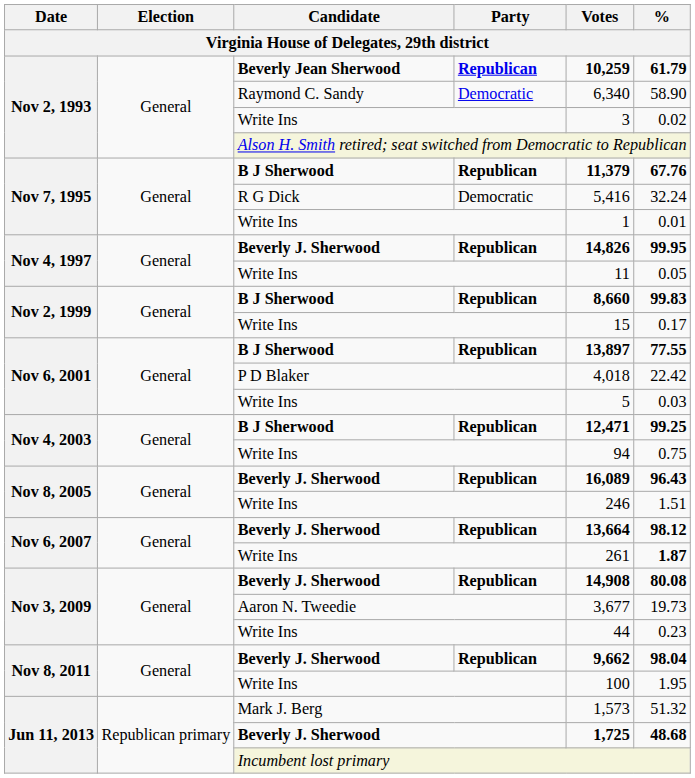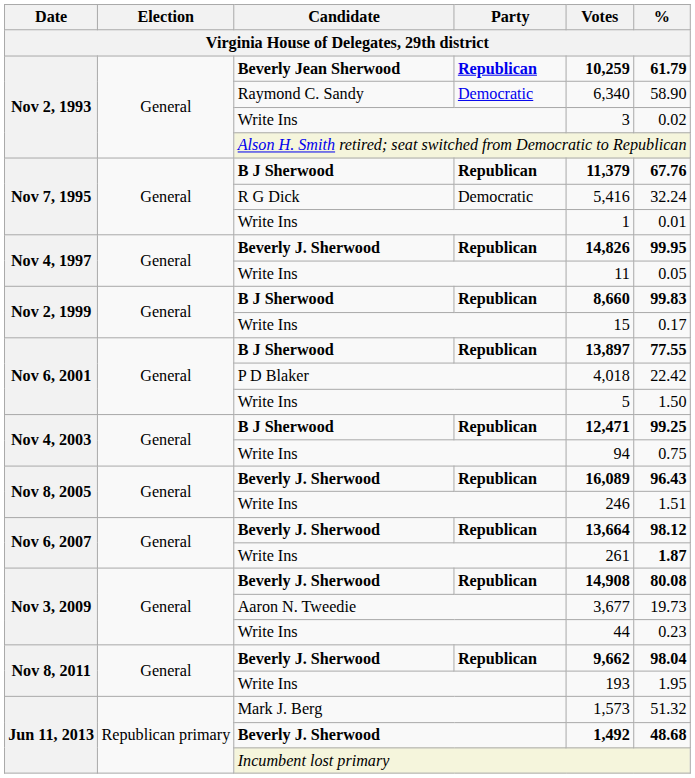(672, 401) 0.03 -> (672, 401) 1.50
(618, 683) 100 -> (618, 683) 193
(612, 734) 1,725 -> (612, 734) 1,492
